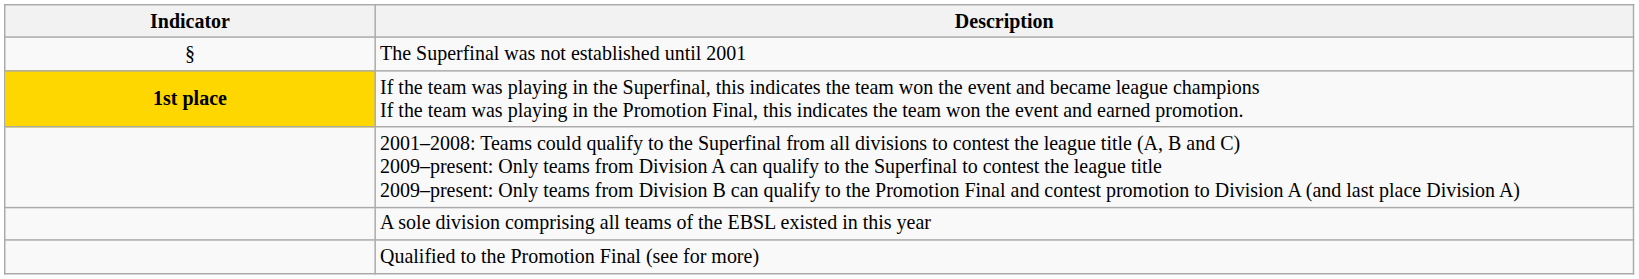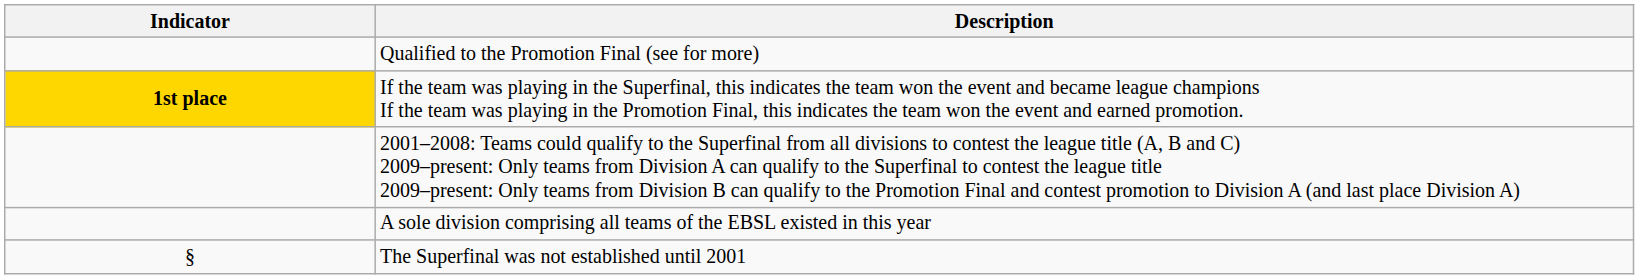rows swapped: (570, 256) <-> (563, 53)
